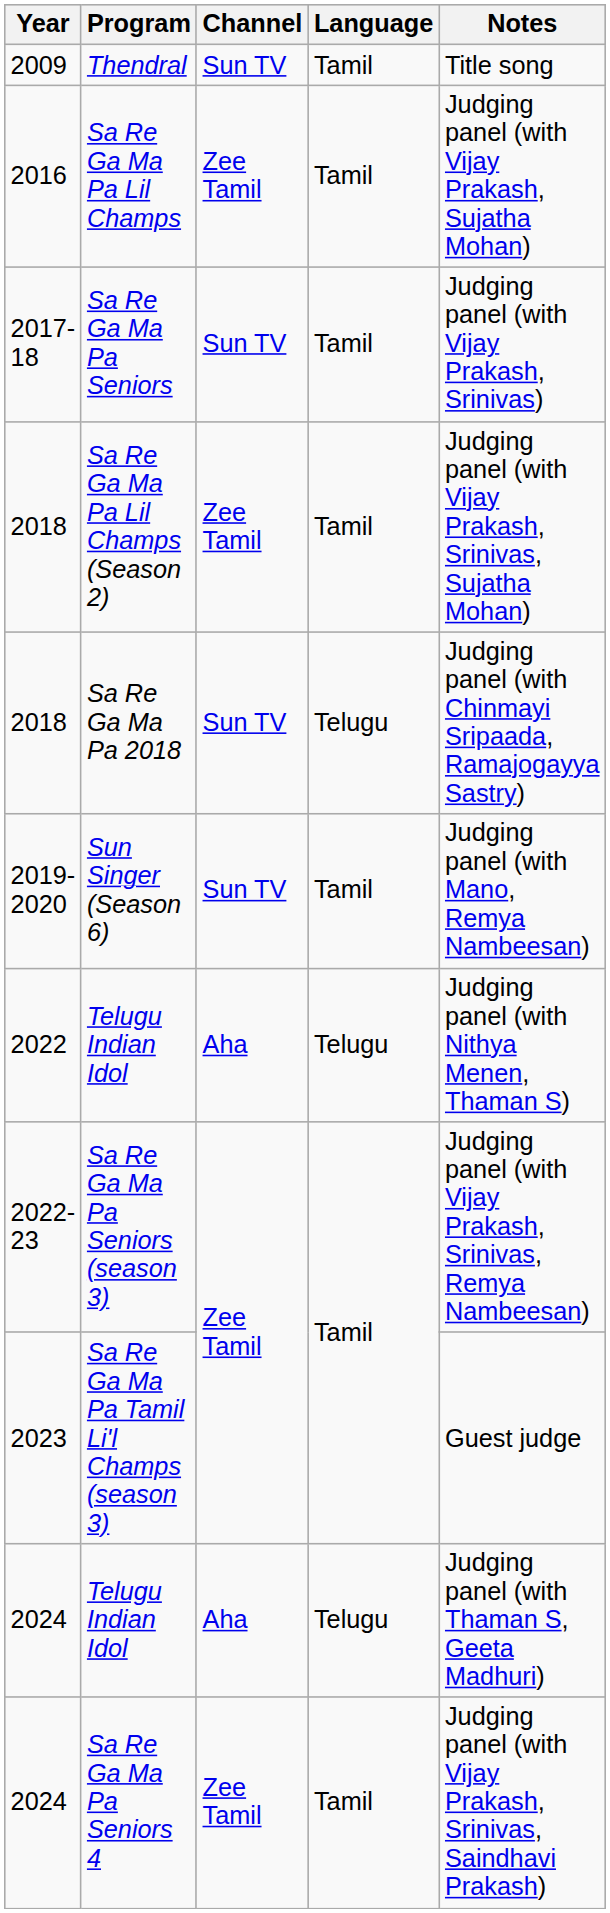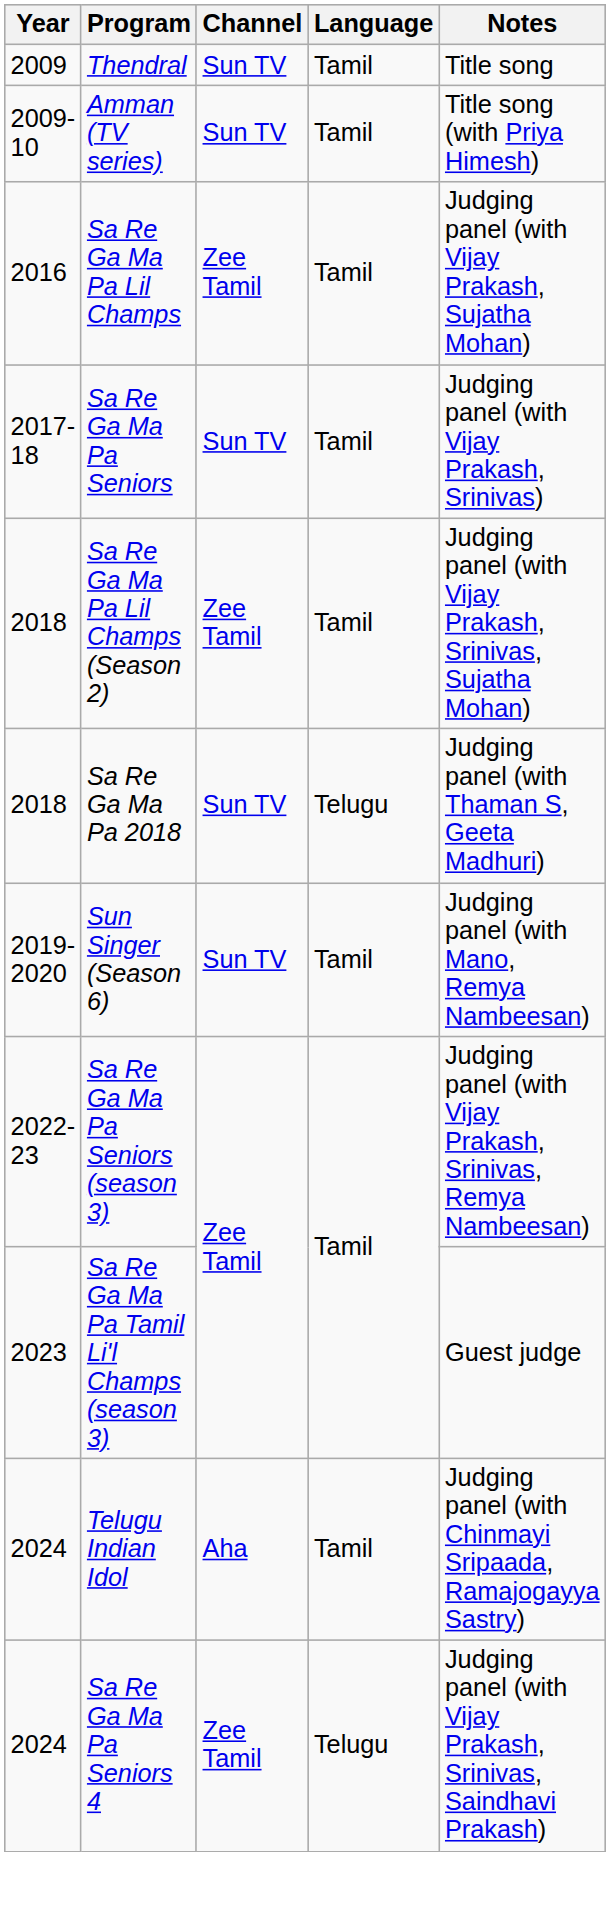+ row: (43, 133)
(522, 722) Judging panel (with Chinmayi Sripaada, Ramajogayya Sastry) -> (507, 805) Judging panel (with Thaman S, Geeta Madhuri)
- row: (39, 1044)
(351, 1619) Telugu -> (343, 1548) Tamil
(507, 1619) Judging panel (with Thaman S, Geeta Madhuri) -> (522, 1548) Judging panel (with Chinmayi Sripaada, Ramajogayya Sastry)
(343, 1802) Tamil -> (351, 1745) Telugu
